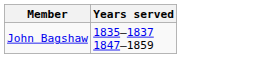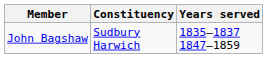+ column: (134, 14)
